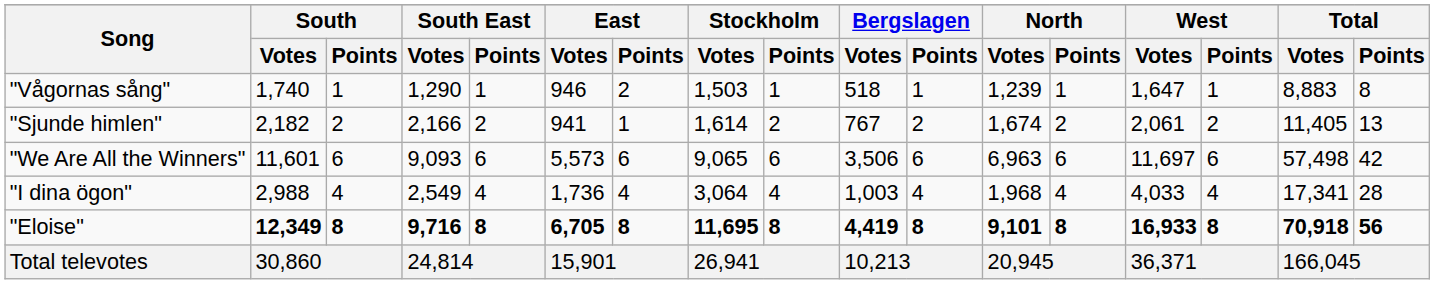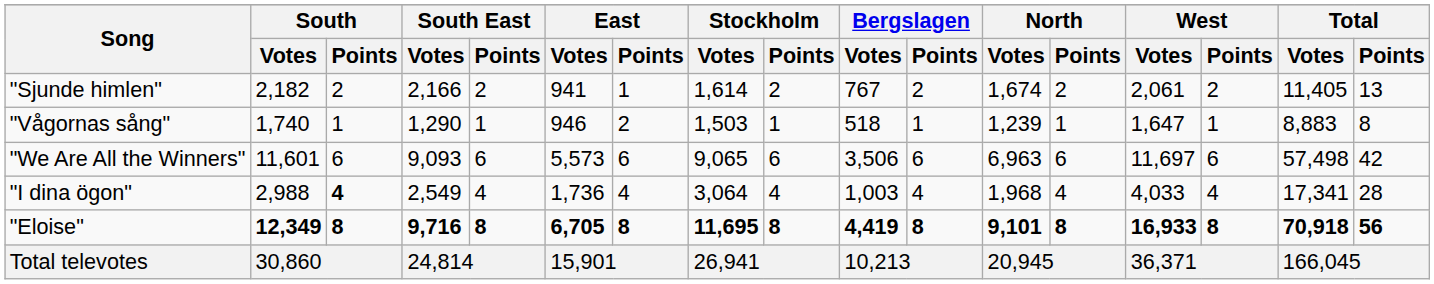rows swapped: (90, 90) <-> (86, 124)
(337, 192) normal -> (337, 192) bold
